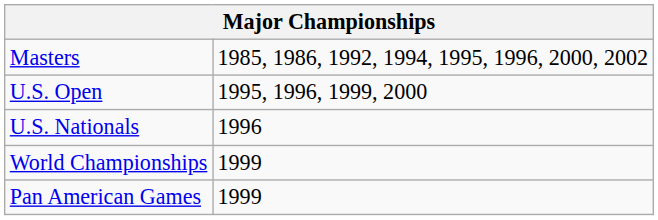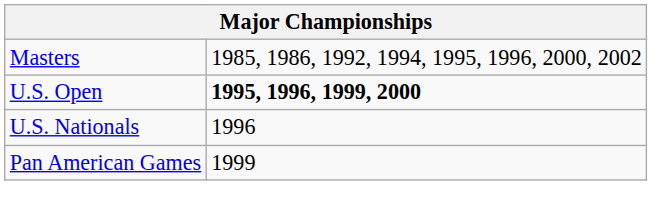(322, 92) normal -> (316, 92) bold
- row: (109, 162)
